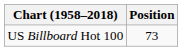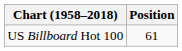(152, 35) 73 -> (152, 35) 61
